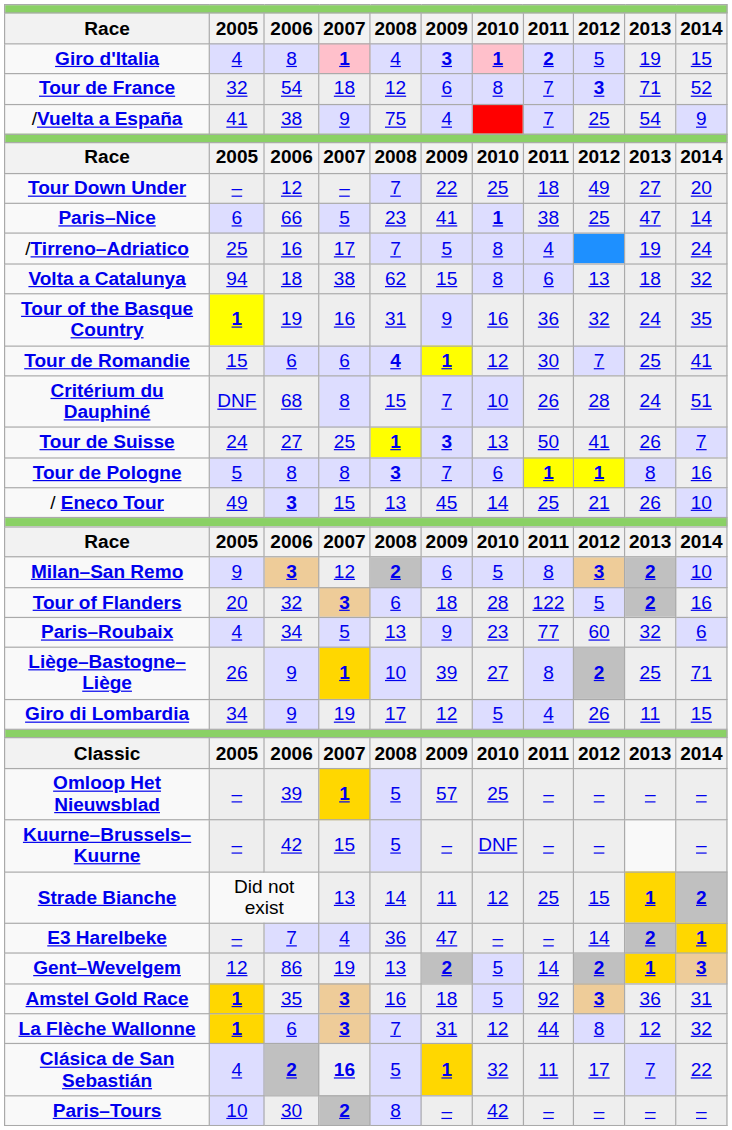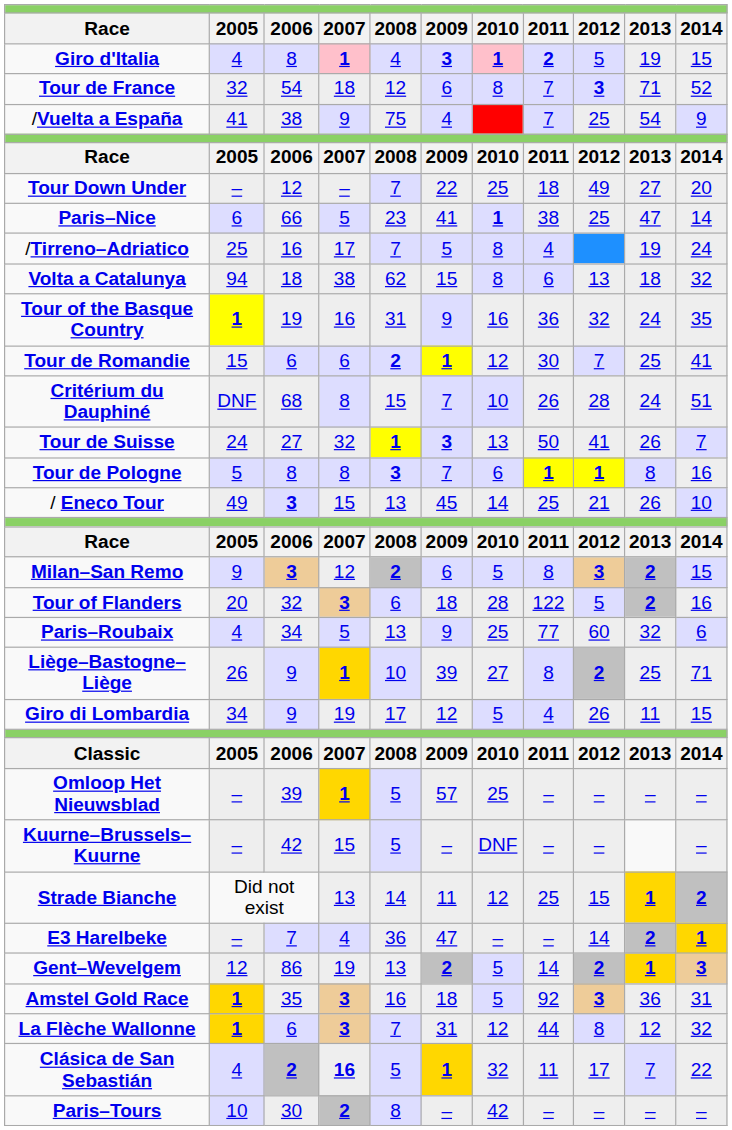(396, 360) 4 -> (396, 360) 2
(344, 442) 25 -> (344, 442) 32
(701, 571) 10 -> (701, 571) 15
(498, 632) 23 -> (498, 632) 25
